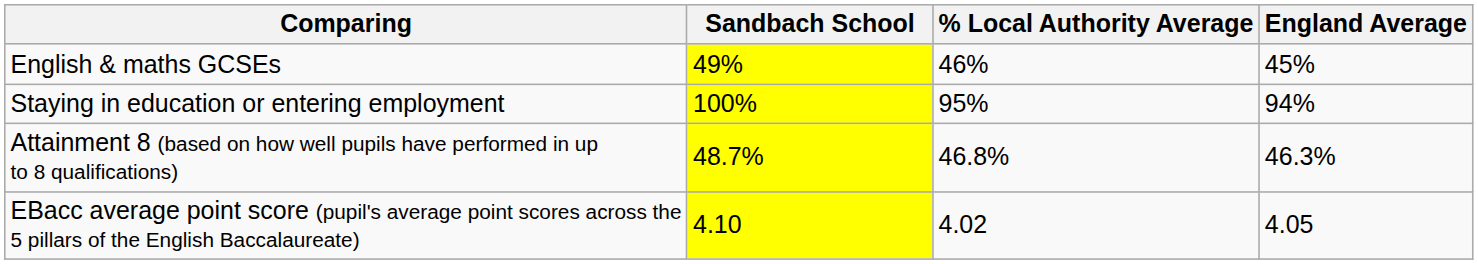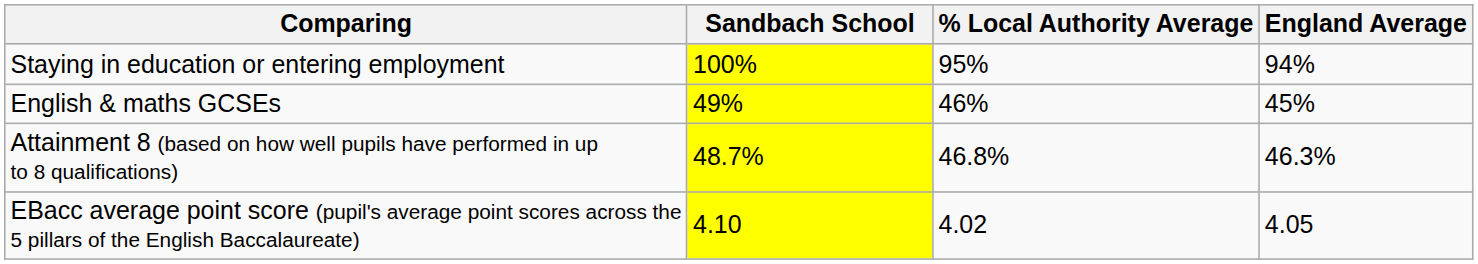rows swapped: (146, 63) <-> (258, 103)
